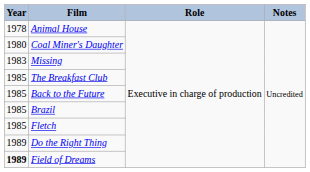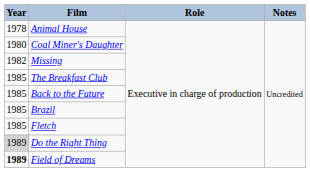(16, 61) 1983 -> (16, 61) 1982
(16, 143) no background -> (16, 143) lightgrey background
